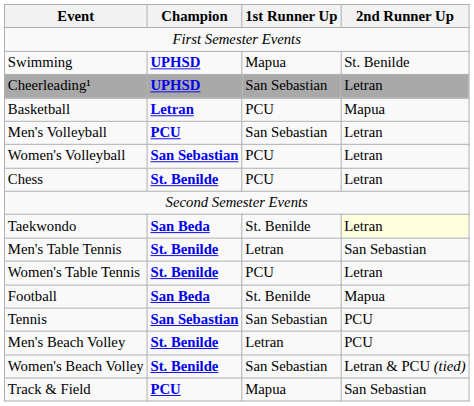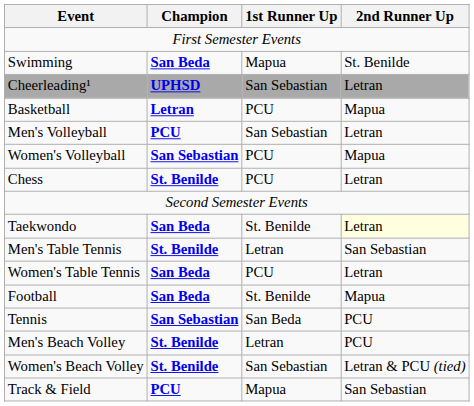(175, 62) UPHSD -> (180, 62) San Beda
(363, 156) Letran -> (365, 156) Mapua
(184, 272) St. Benilde -> (180, 272) San Beda
(286, 319) San Sebastian -> (273, 319) San Beda
